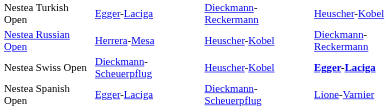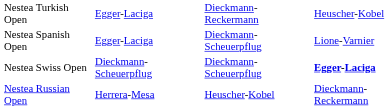rows swapped: (37, 94) <-> (37, 41)
(240, 67) Heuscher-Kobel -> (233, 67) Dieckmann-Scheuerpflug
